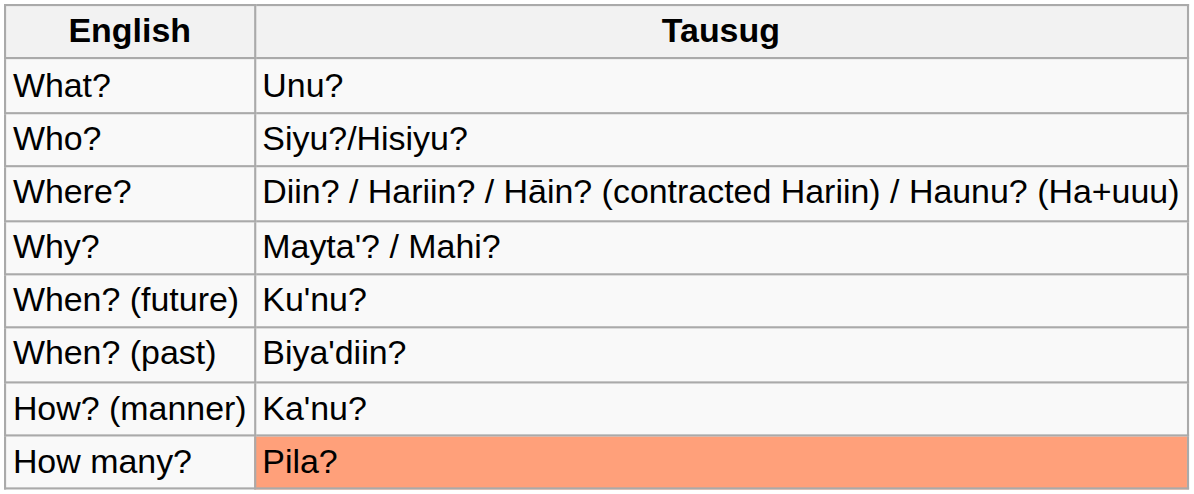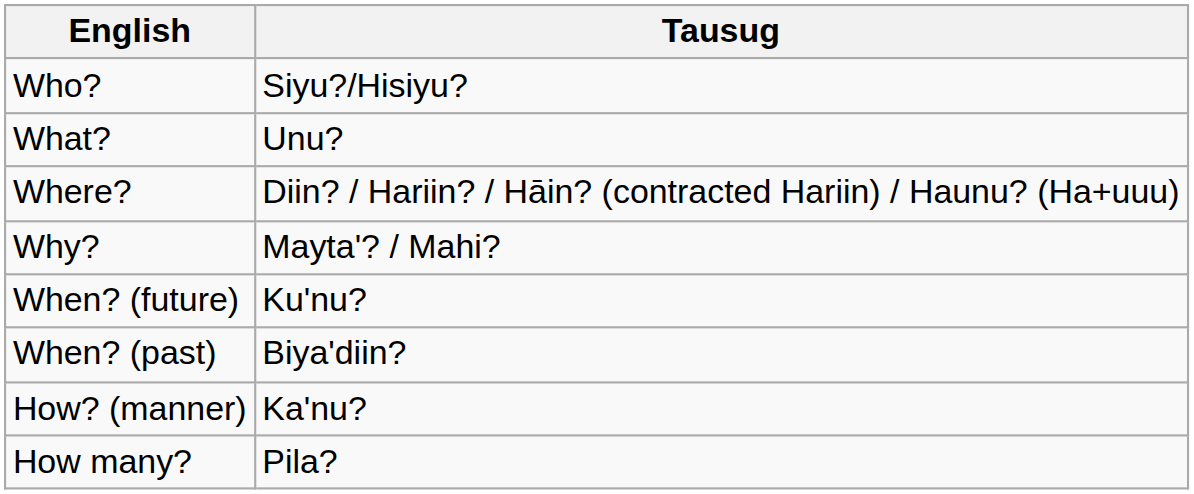rows swapped: (57, 138) <-> (62, 85)
(300, 461) lightsalmon background -> (300, 461) no background
